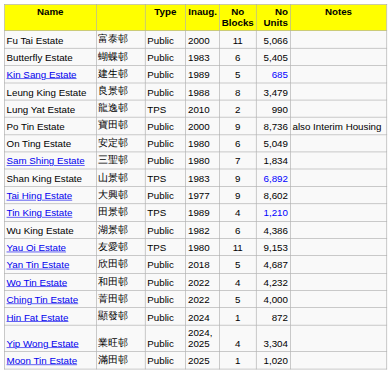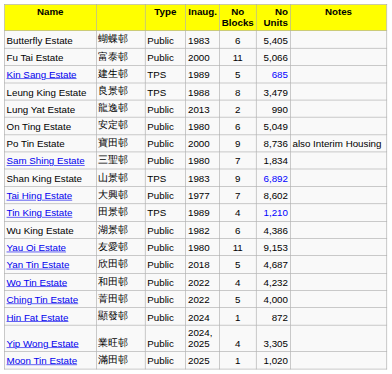rows swapped: (40, 57) <-> (35, 40)
(161, 75) Public -> (157, 75) TPS
(161, 92) Public -> (157, 92) TPS
(157, 109) TPS -> (161, 109) Public
(199, 109) 2010 -> (199, 109) 2013
rows swapped: (39, 144) <-> (36, 127)
(238, 196) 9 -> (238, 196) 7
(157, 248) TPS -> (161, 248) Public
(276, 343) 3,304 -> (276, 343) 3,305
